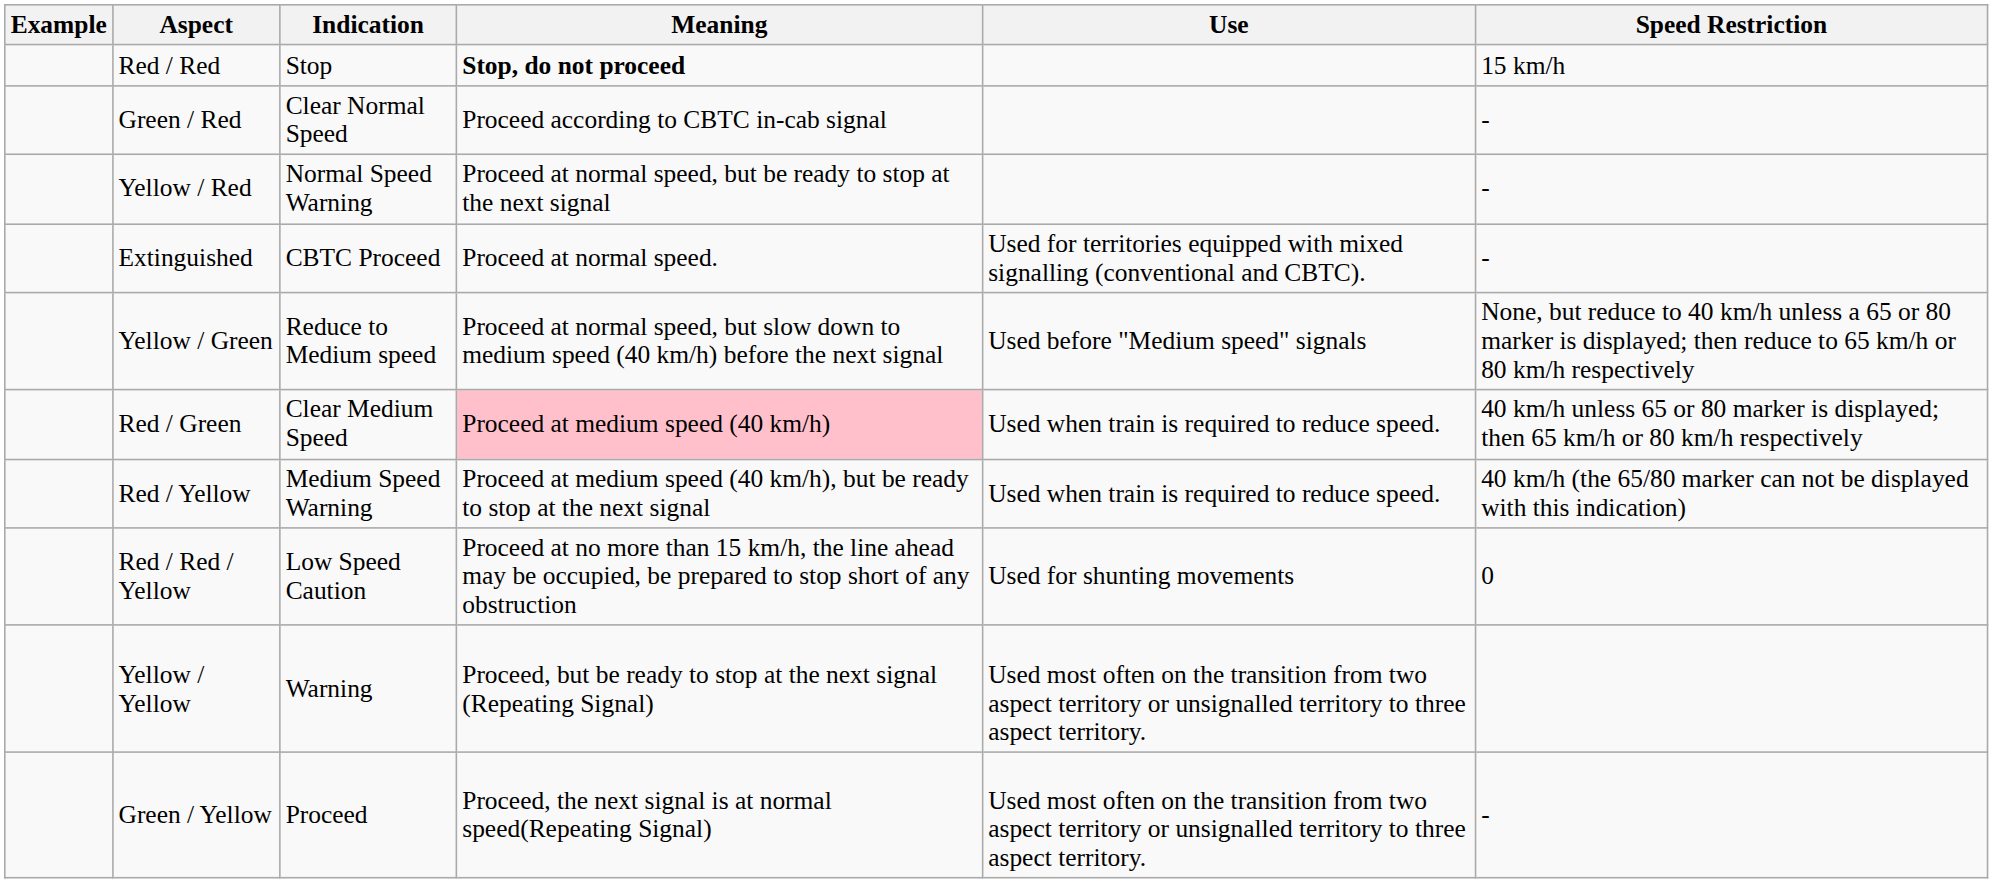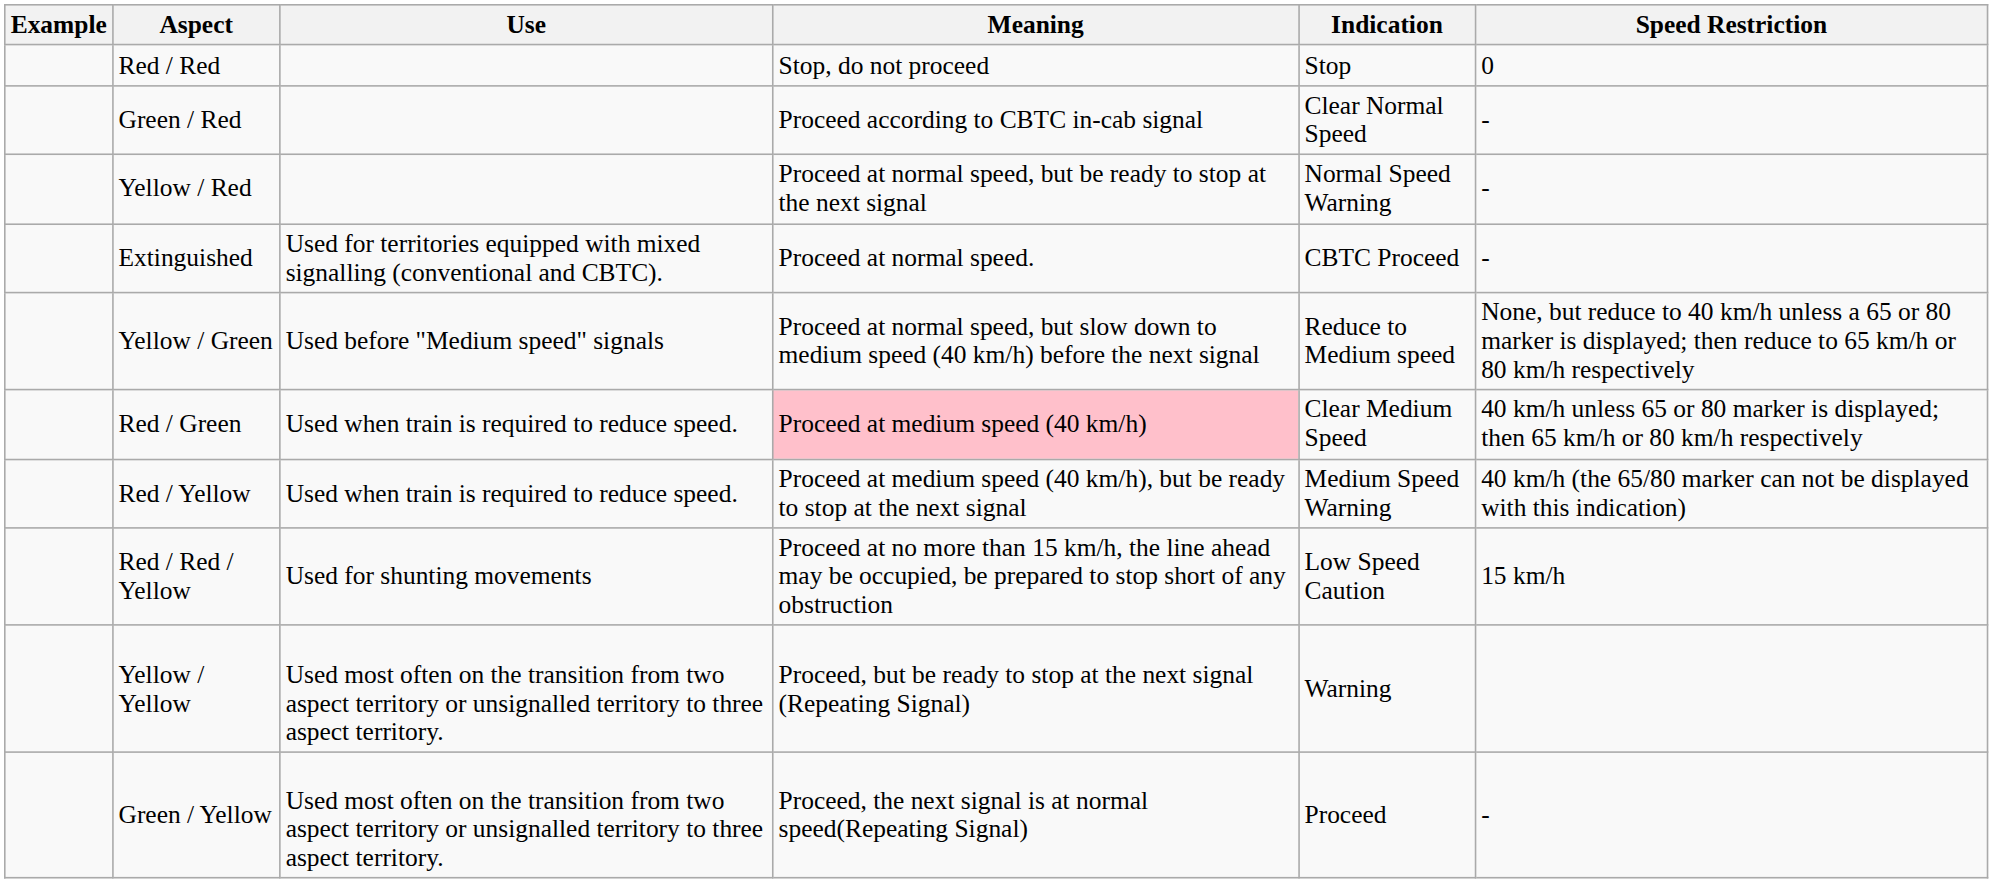columns swapped: (368, 24) <-> (1229, 24)
(574, 65) bold -> (884, 65) normal
(1523, 65) 15 km/h -> (1487, 65) 0
(1487, 576) 0 -> (1523, 576) 15 km/h
